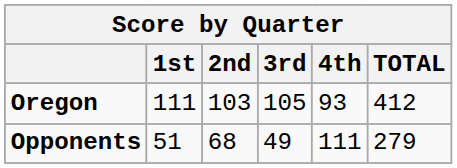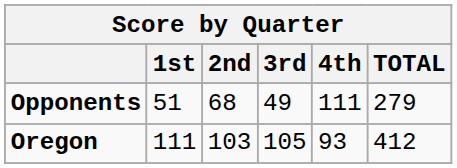rows swapped: (54, 103) <-> (76, 143)
